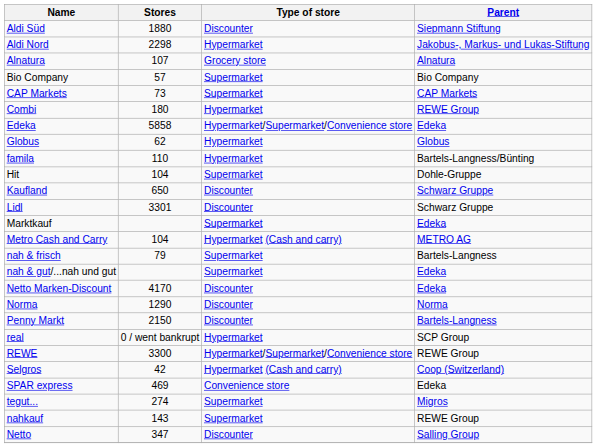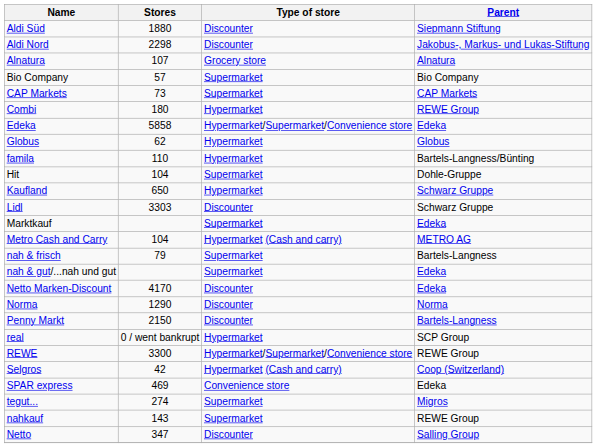(233, 45) Hypermarket -> (228, 45) Discounter
(228, 191) Discounter -> (233, 191) Hypermarket
(160, 207) 3301 -> (160, 207) 3303
